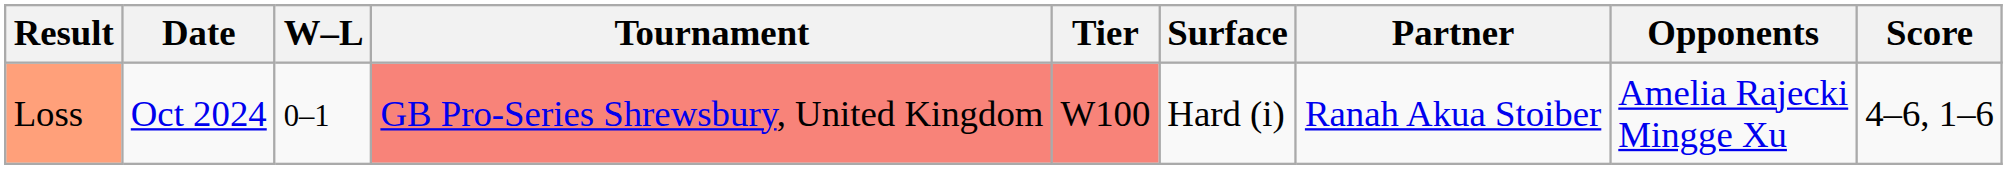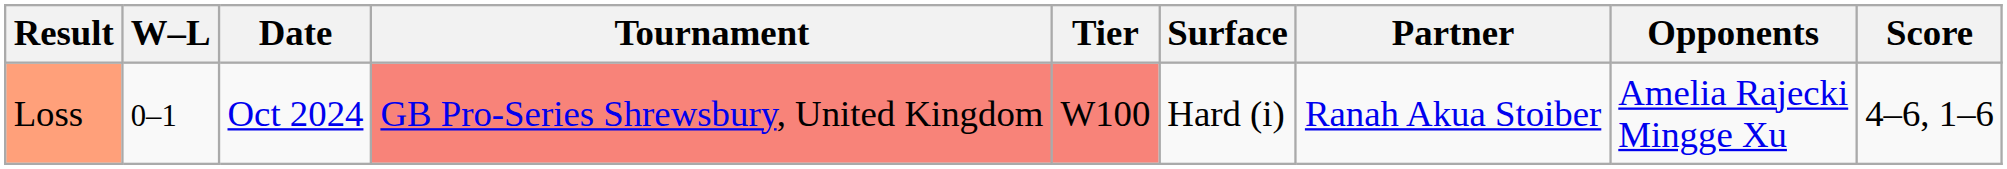columns swapped: (324, 33) <-> (199, 33)
